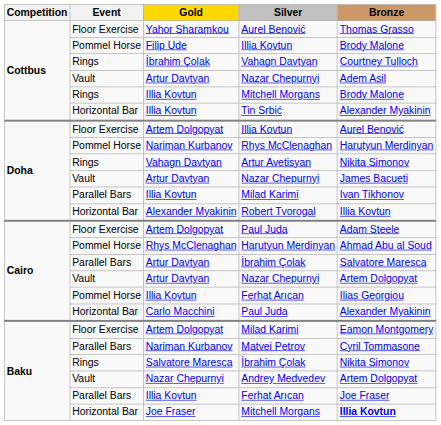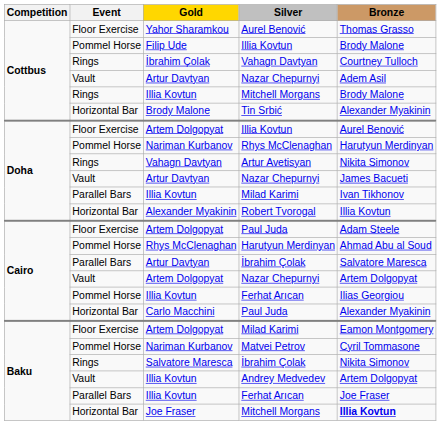(171, 111) Illia Kovtun -> (178, 111) Brody Malone
(178, 279) Artur Davtyan -> (184, 279) Artem Dolgopyat
(102, 346) Parallel Bars -> (107, 346) Pommel Horse
(185, 379) Nazar Chepurnyi -> (171, 379) Illia Kovtun
